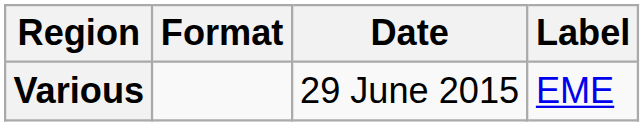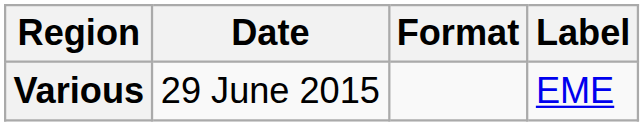columns swapped: (410, 33) <-> (222, 33)
